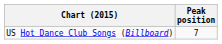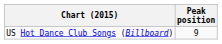(196, 33) 7 -> (196, 33) 9
